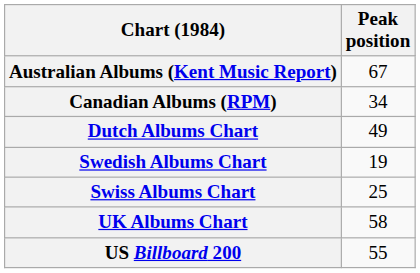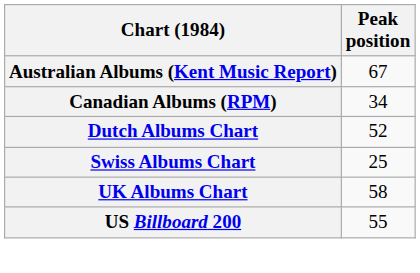(378, 131) 49 -> (378, 131) 52
- row: (173, 161)
